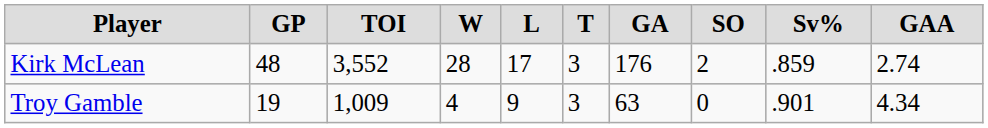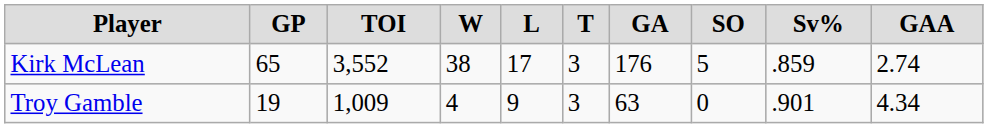(268, 63) 48 -> (268, 63) 65
(458, 63) 28 -> (458, 63) 38
(703, 63) 2 -> (703, 63) 5
